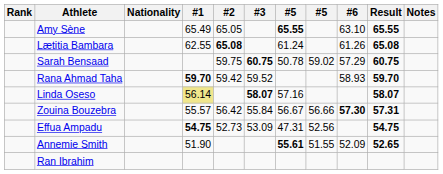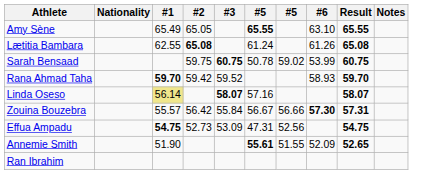- column: (19, 12)
(352, 62) 57.29 -> (322, 62) 53.99
